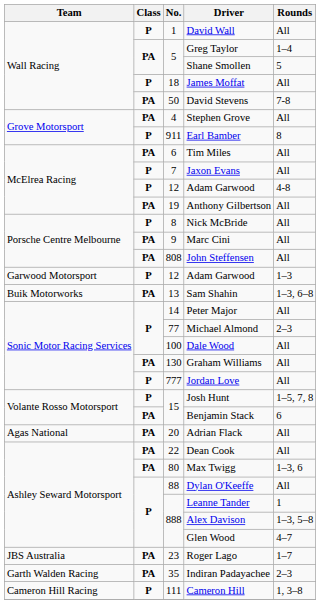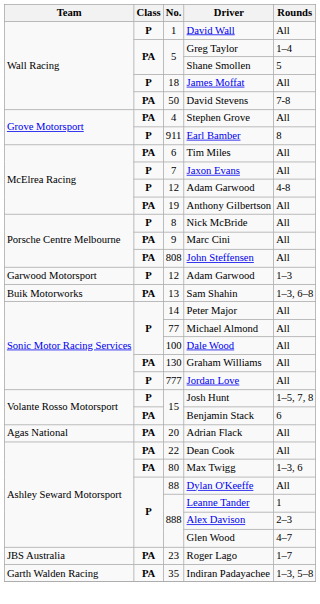(284, 327) 2–3 -> (283, 327) All
(295, 520) 1–3, 5–8 -> (284, 520) 2–3
(284, 572) 2–3 -> (295, 572) 1–3, 5–8
- row: (52, 590)
